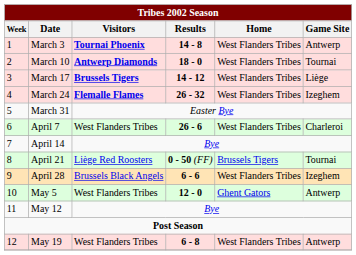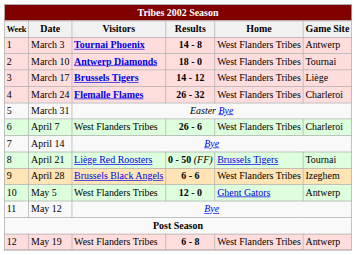(323, 95) Izeghem -> (324, 95) Charleroi
